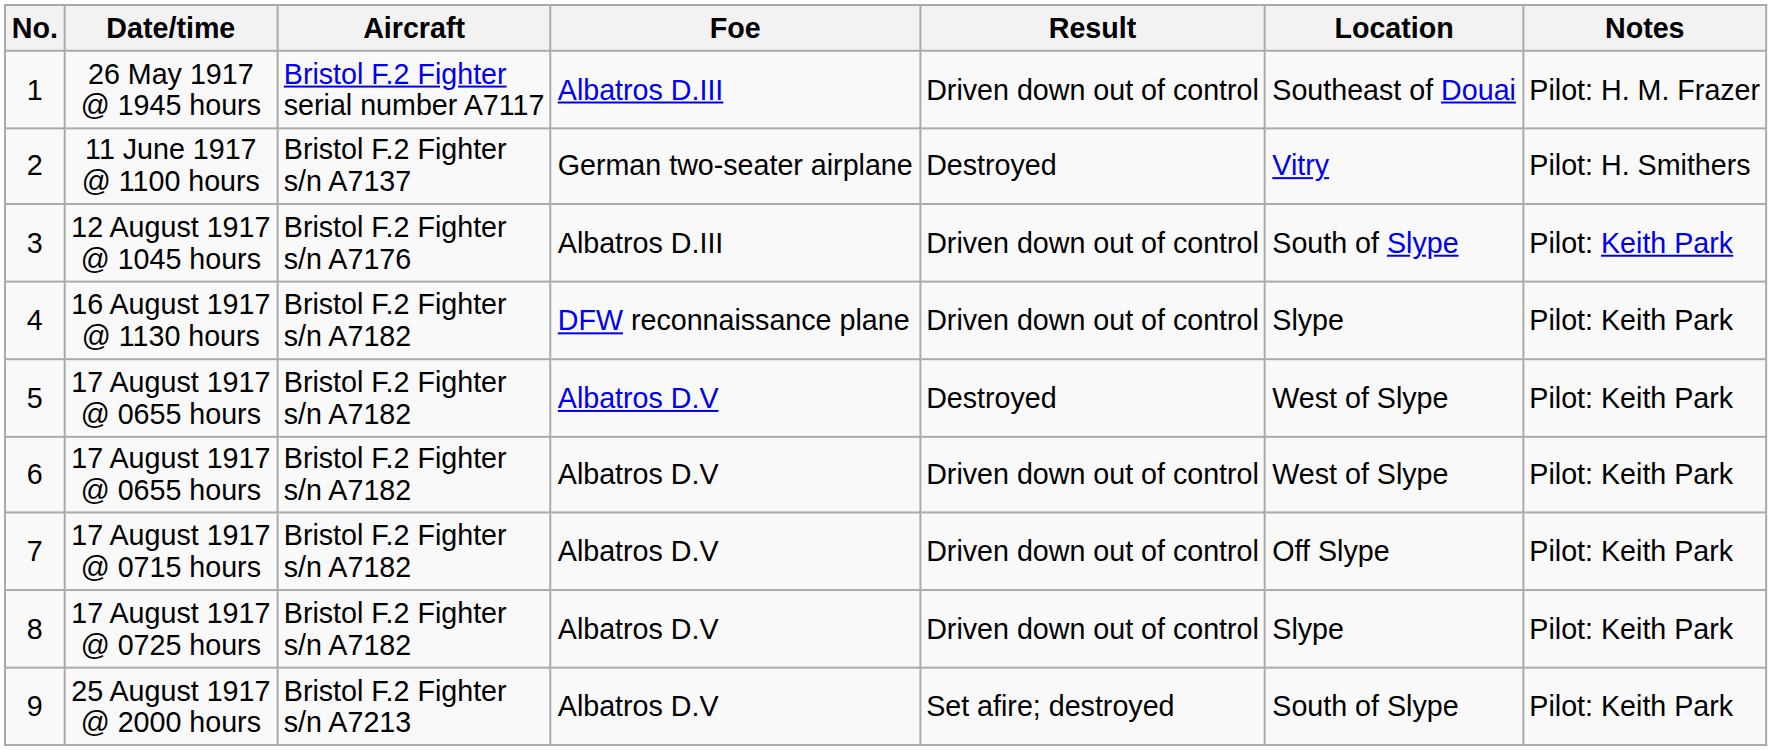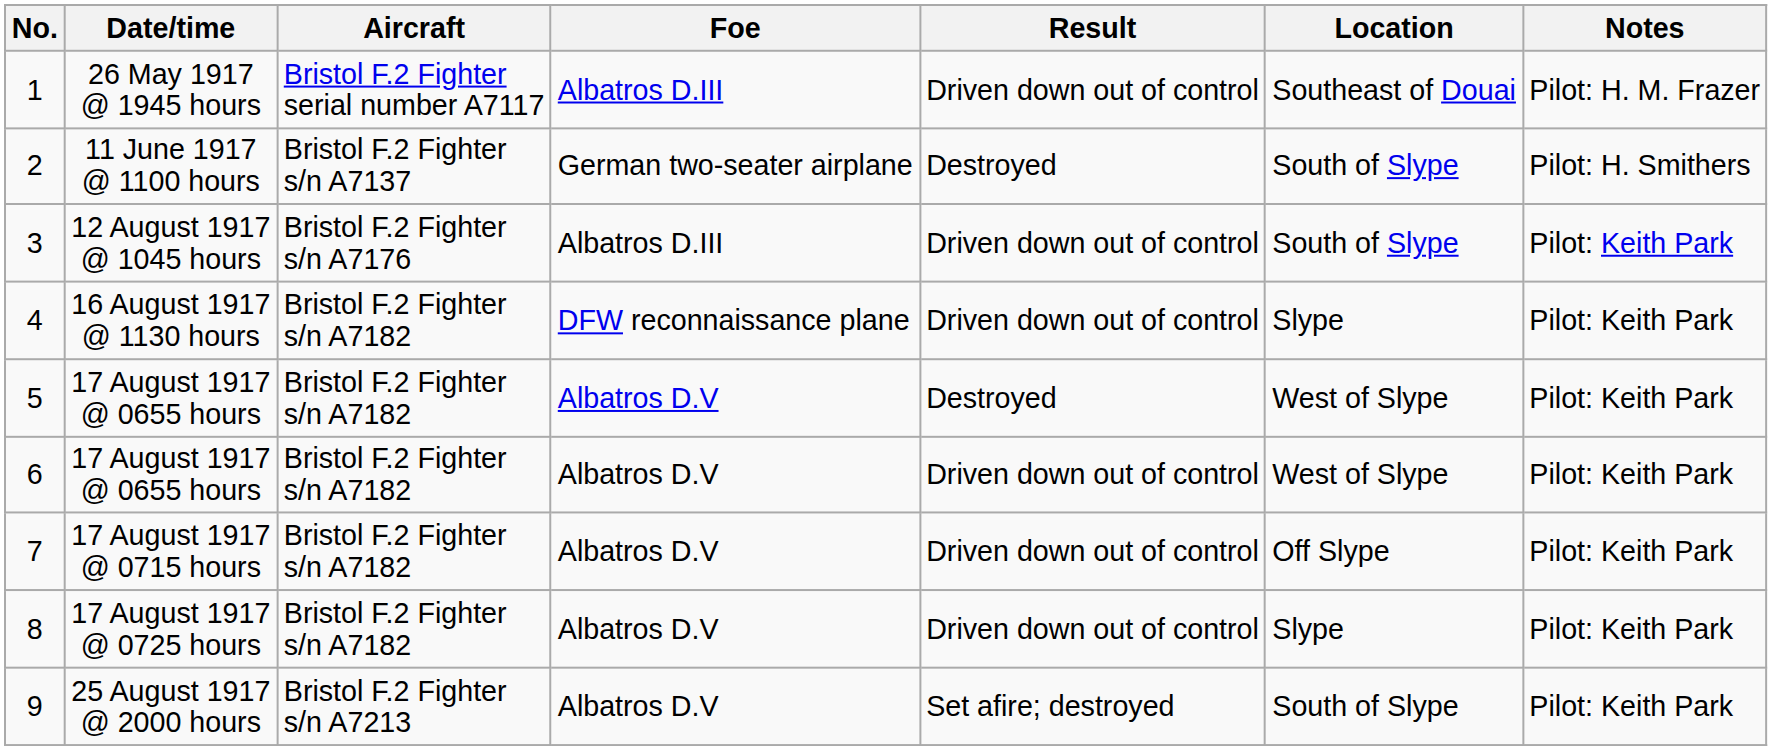(1301, 166) Vitry -> (1365, 166) South of Slype
